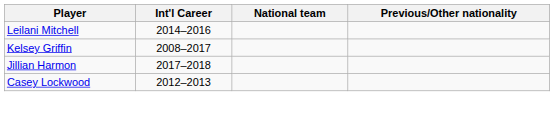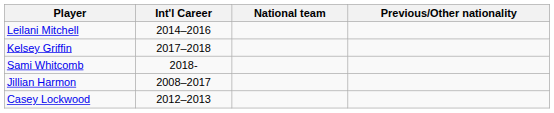(184, 48) 2008–2017 -> (184, 48) 2017–2018
+ row: (45, 65)
(184, 65) 2017–2018 -> (184, 83) 2008–2017
